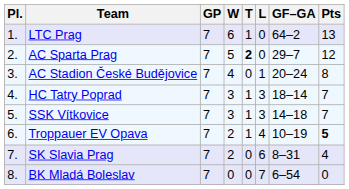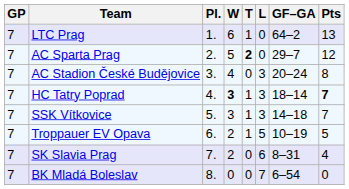columns swapped: (15, 14) <-> (212, 14)
(262, 74) 1 -> (262, 74) 3
(231, 94) normal -> (231, 94) bold
(325, 94) normal -> (325, 94) bold
(262, 134) 4 -> (262, 134) 5
(325, 134) bold -> (325, 134) normal
